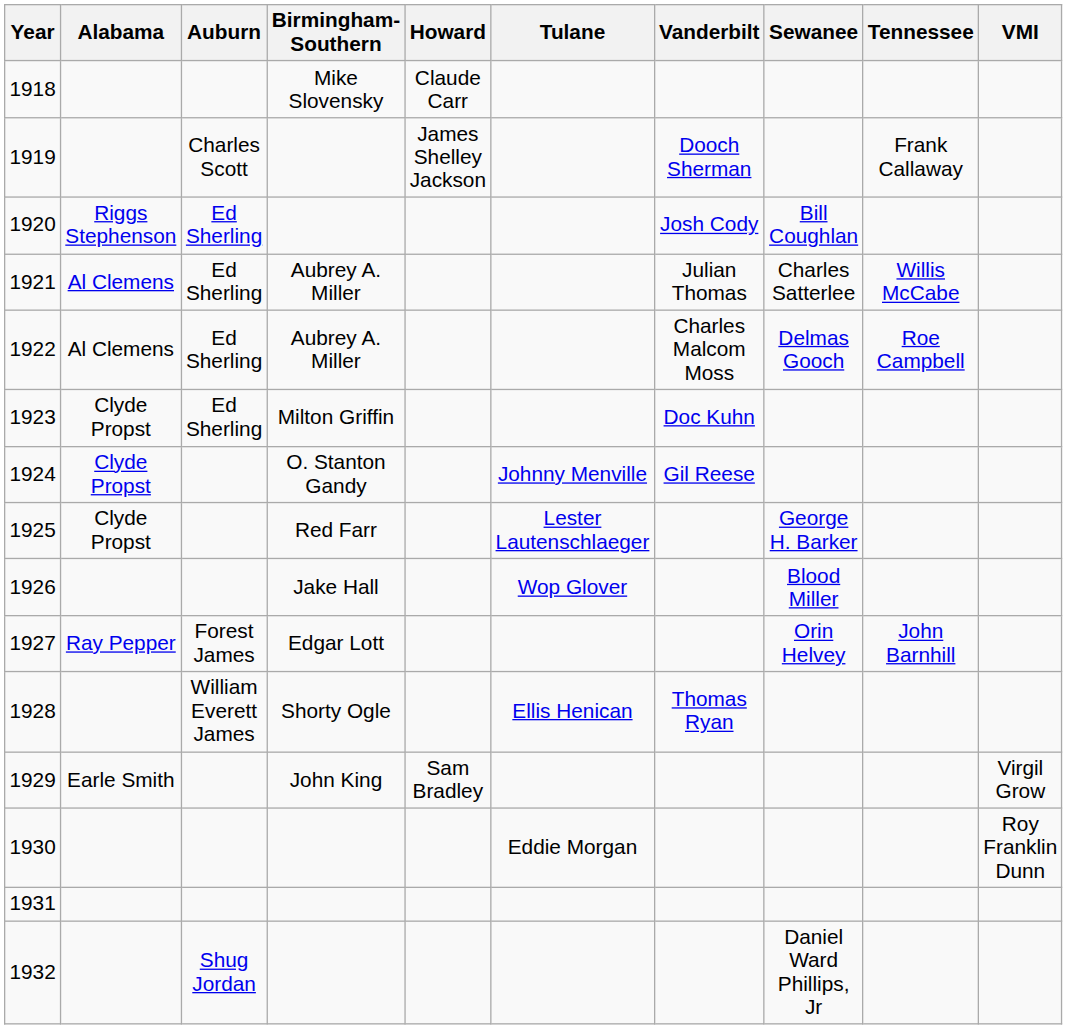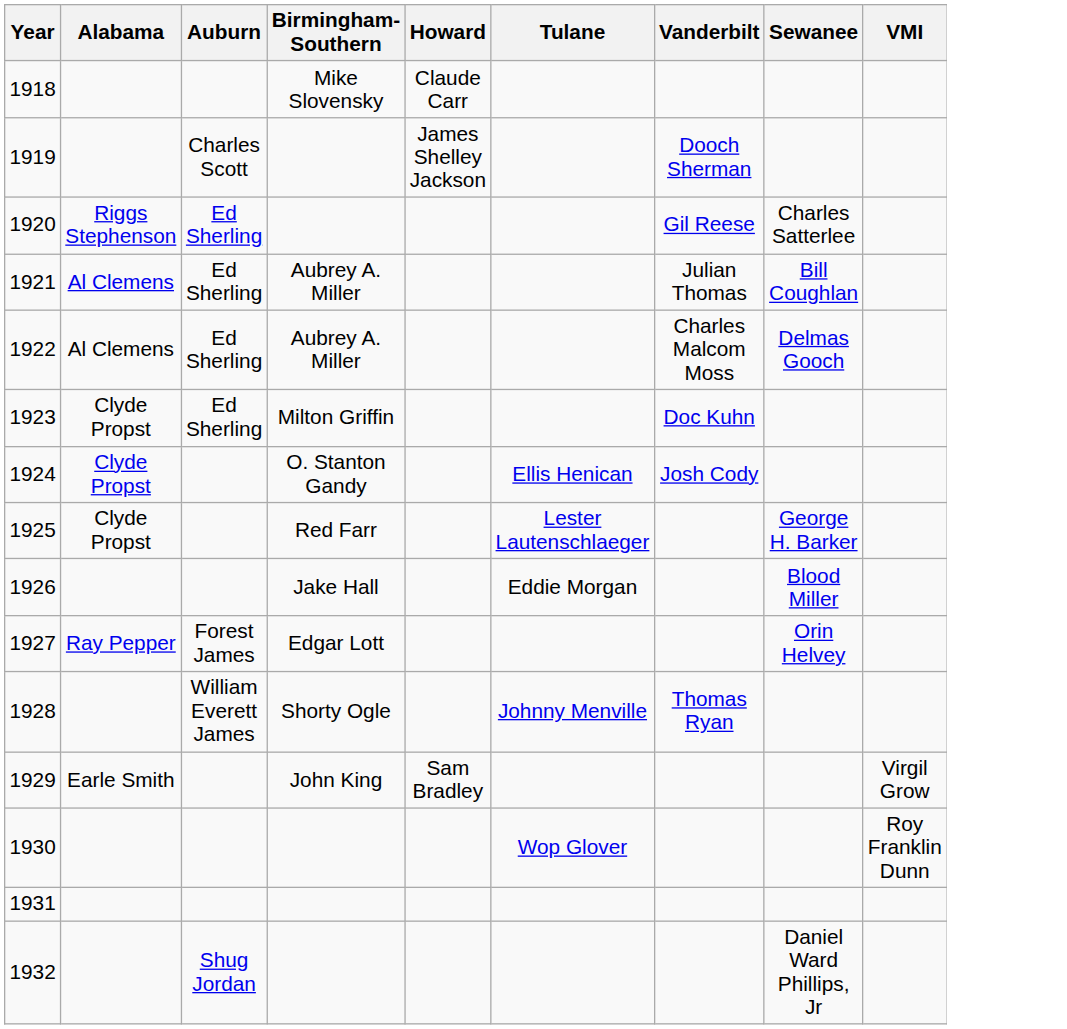- column: (921, 32)
(709, 225) Josh Cody -> (709, 225) Gil Reese
(814, 225) Bill Coughlan -> (814, 225) Charles Satterlee
(814, 281) Charles Satterlee -> (814, 281) Bill Coughlan
(572, 474) Johnny Menville -> (572, 474) Ellis Henican
(709, 474) Gil Reese -> (709, 474) Josh Cody
(572, 586) Wop Glover -> (572, 586) Eddie Morgan
(572, 711) Ellis Henican -> (572, 711) Johnny Menville
(572, 847) Eddie Morgan -> (572, 847) Wop Glover
